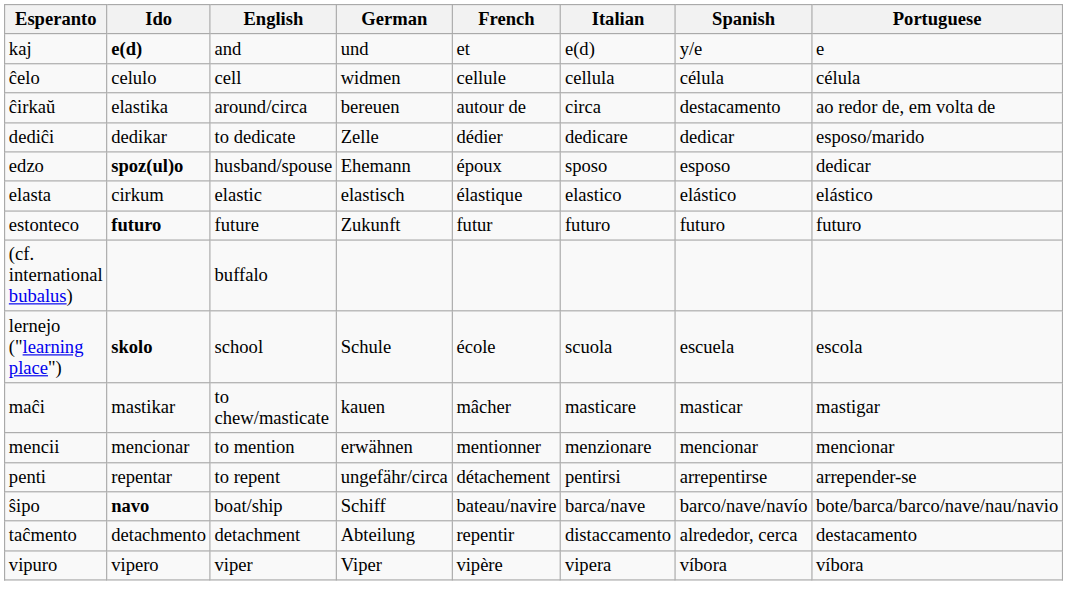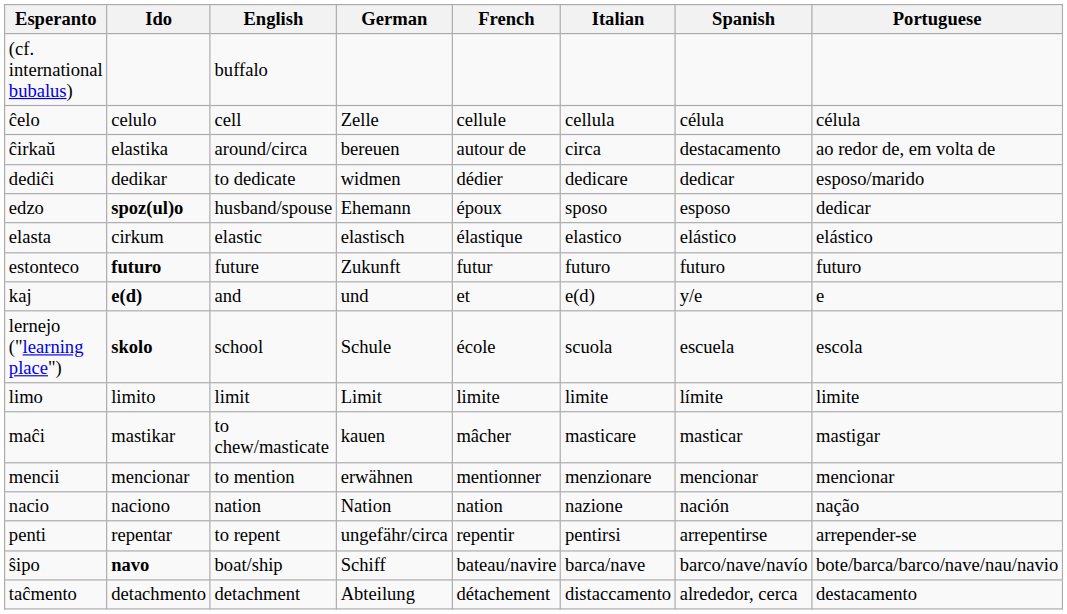rows swapped: (56, 275) <-> (20, 48)
(371, 78) widmen -> (360, 119) Zelle
(360, 136) Zelle -> (371, 178) widmen
+ row: (26, 397)
+ row: (29, 506)
(503, 476) détachement -> (485, 535) repentir
(485, 535) repentir -> (503, 594) détachement
- row: (33, 565)
